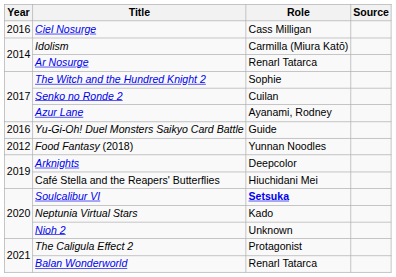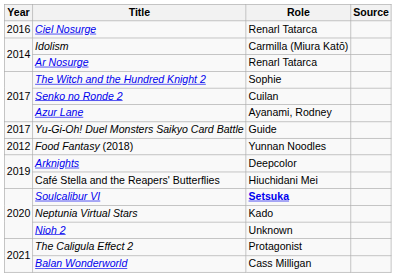(280, 29) Cass Milligan -> (283, 29) Renarl Tatarca
(19, 130) 2016 -> (19, 130) 2017
(283, 264) Renarl Tatarca -> (280, 264) Cass Milligan
